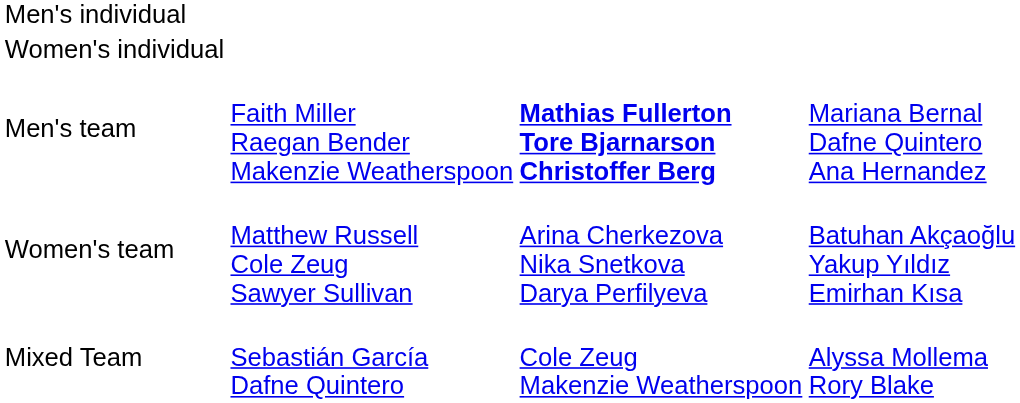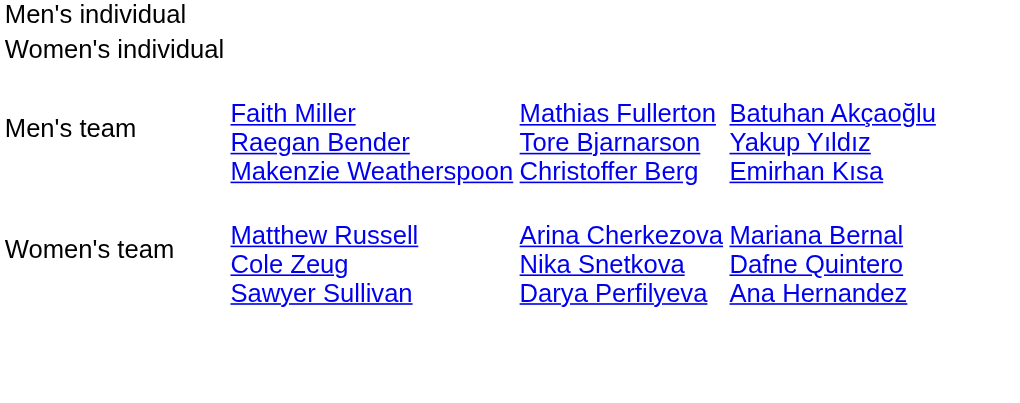(626, 142) bold -> (618, 142) normal
(898, 142) Mariana Bernal Dafne Quintero Ana Hernandez -> (833, 142) Batuhan Akçaoğlu Yakup Yıldız Emirhan Kısa
(912, 264) Batuhan Akçaoğlu Yakup Yıldız Emirhan Kısa -> (818, 264) Mariana Bernal Dafne Quintero Ana Hernandez
- row: (74, 357)
